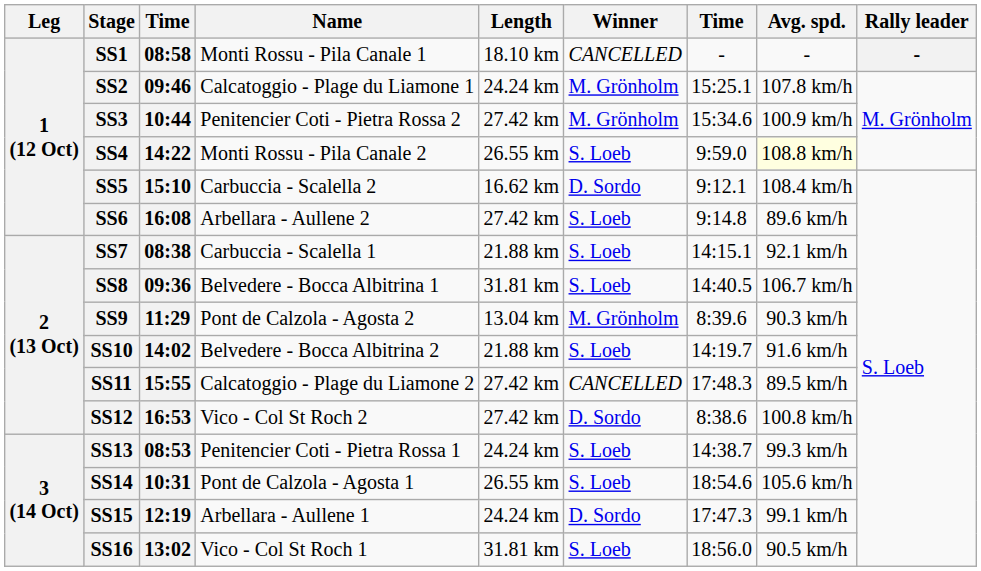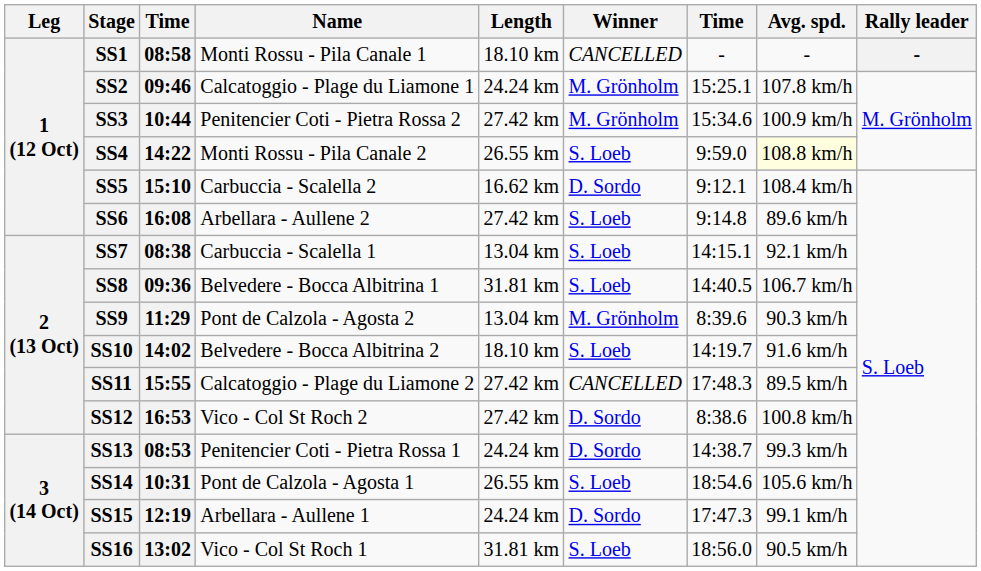(521, 252) 21.88 km -> (521, 252) 13.04 km
(521, 351) 21.88 km -> (521, 351) 18.10 km
(600, 450) S. Loeb -> (605, 450) D. Sordo
